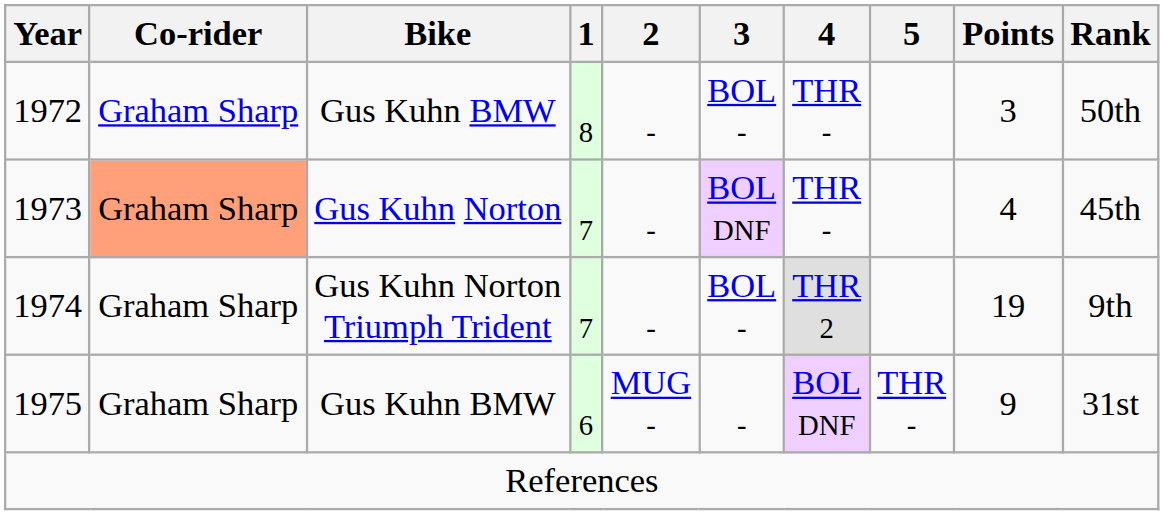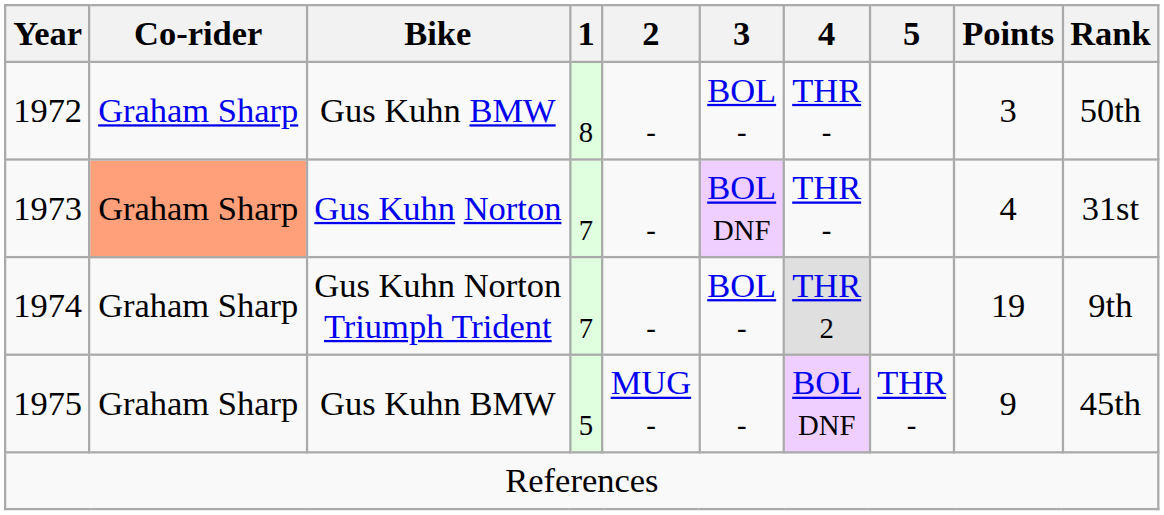(1110, 208) 45th -> (1110, 208) 31st
(586, 427) 6 -> (586, 427) 5
(1110, 403) 31st -> (1110, 403) 45th
